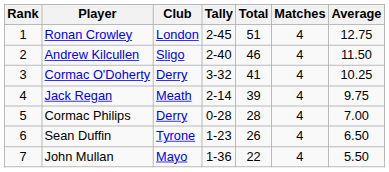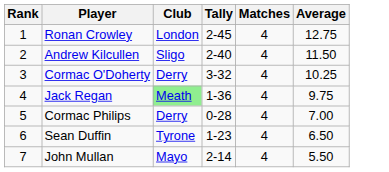- column: (254, 14)
(174, 95) no background -> (174, 95) lightgreen background
(219, 95) 2-14 -> (219, 95) 1-36
(219, 156) 1-36 -> (219, 156) 2-14
